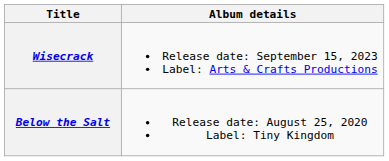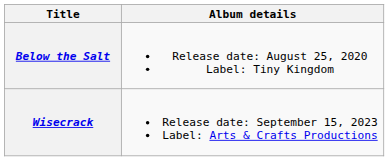rows swapped: (63, 122) <-> (63, 56)
